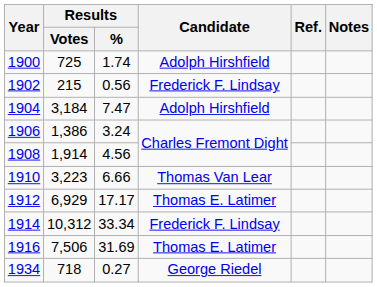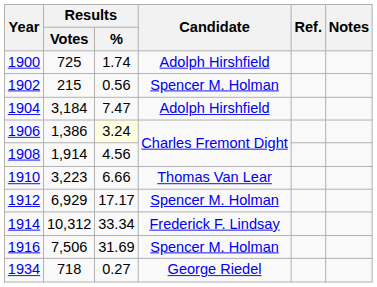(215, 85) Frederick F. Lindsay -> (215, 85) Spencer M. Holman
(116, 131) no background -> (116, 131) lightyellow background
(215, 200) Thomas E. Latimer -> (215, 200) Spencer M. Holman
(215, 246) Thomas E. Latimer -> (215, 246) Spencer M. Holman
